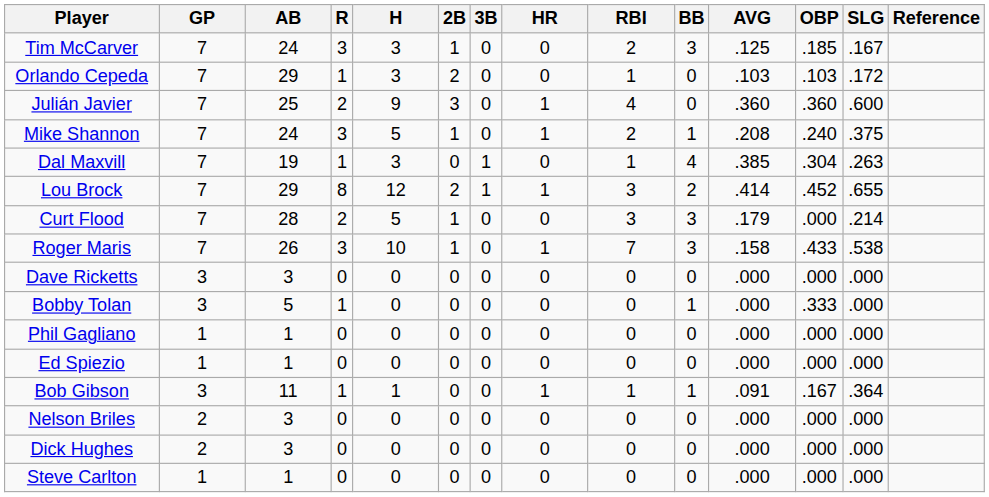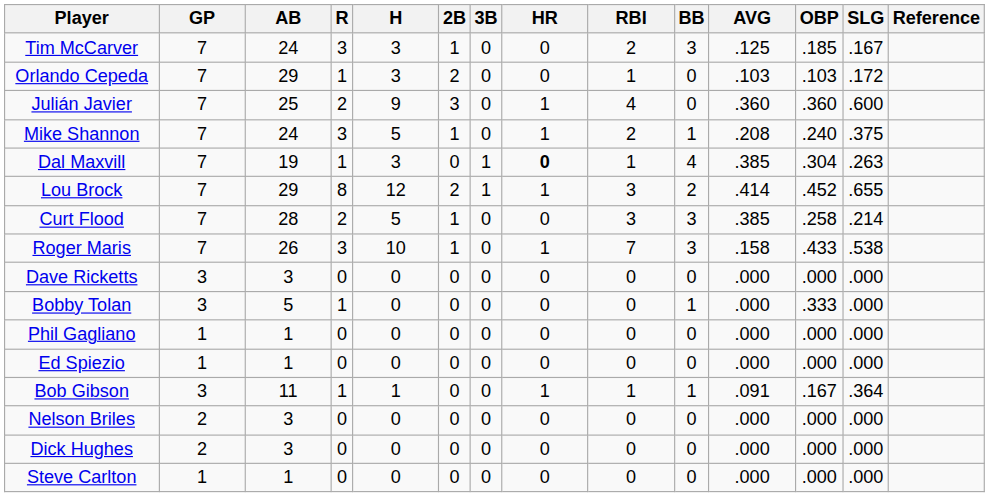(545, 162) normal -> (545, 162) bold
(752, 219) .179 -> (752, 219) .385
(819, 219) .000 -> (819, 219) .258
